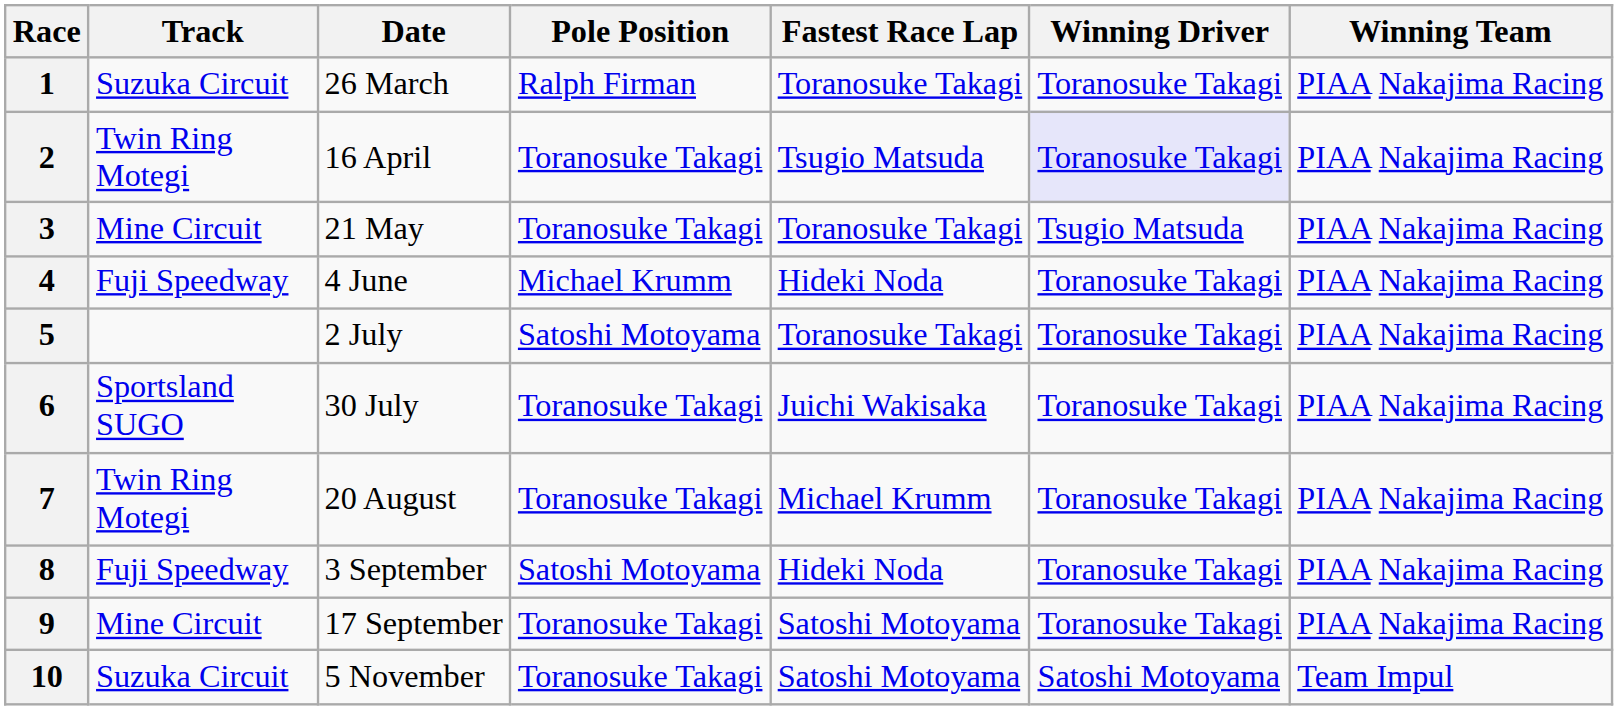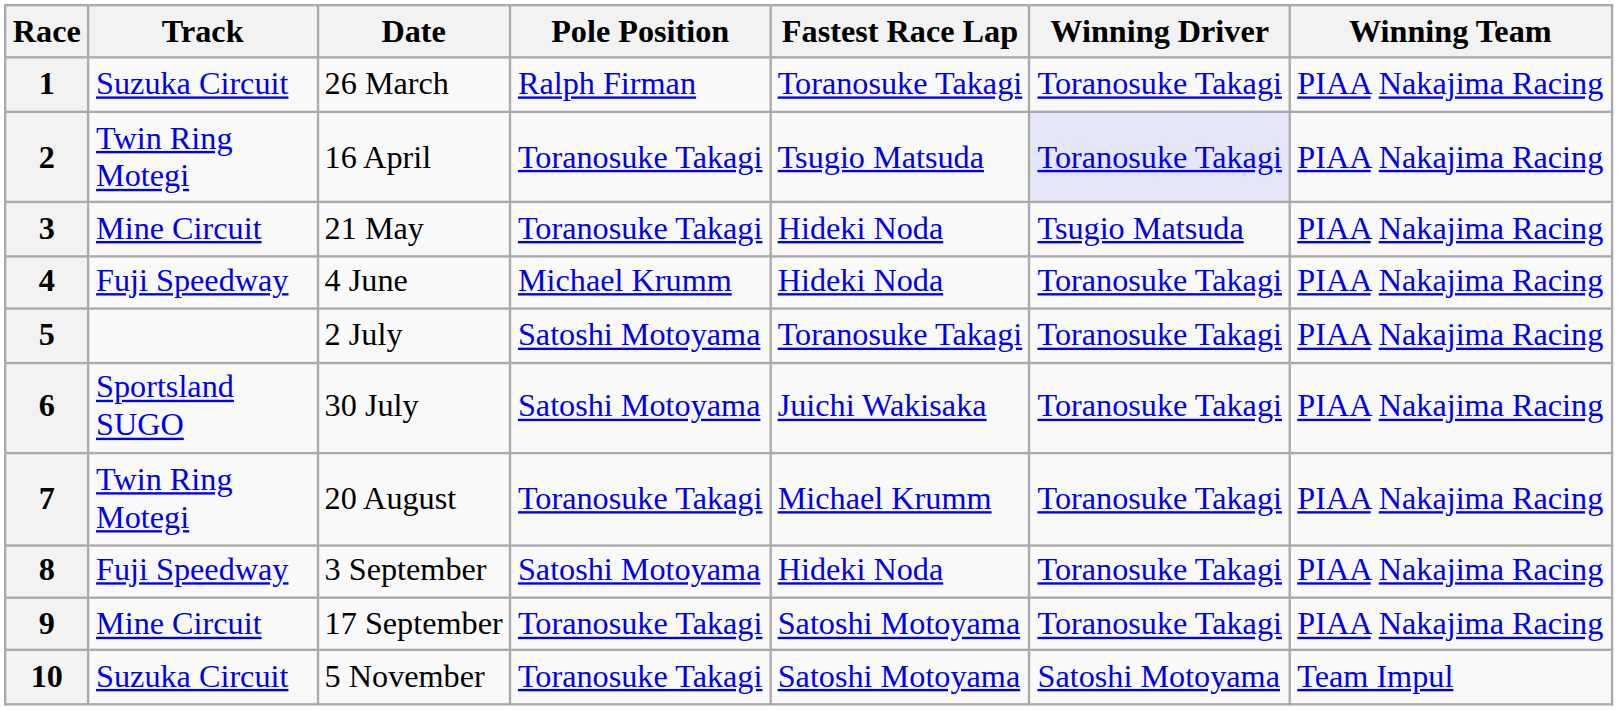(900, 228) Toranosuke Takagi -> (860, 228) Hideki Noda
(640, 406) Toranosuke Takagi -> (639, 406) Satoshi Motoyama
